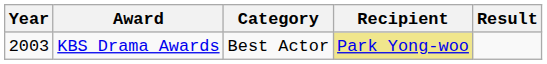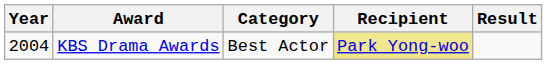(29, 46) 2003 -> (29, 46) 2004
